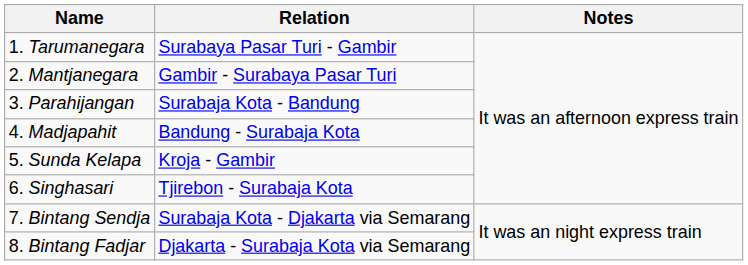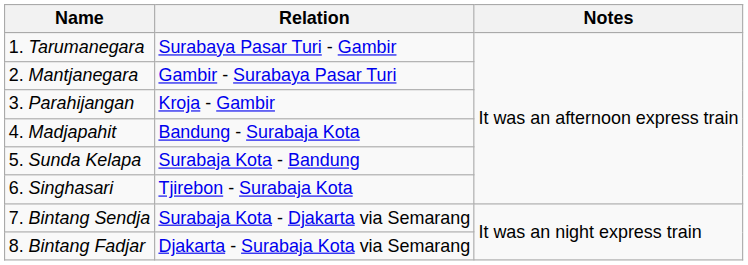(259, 103) Surabaja Kota - Bandung -> (217, 103) Kroja - Gambir
(217, 160) Kroja - Gambir -> (259, 160) Surabaja Kota - Bandung
